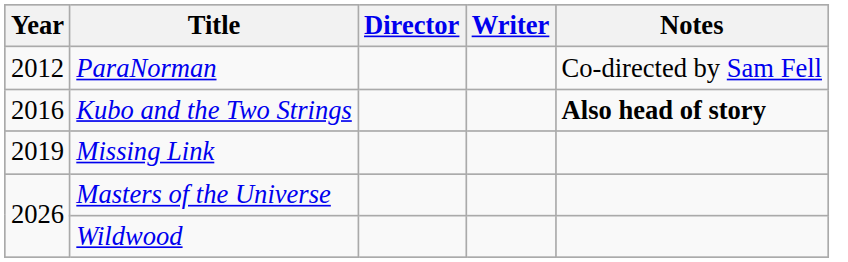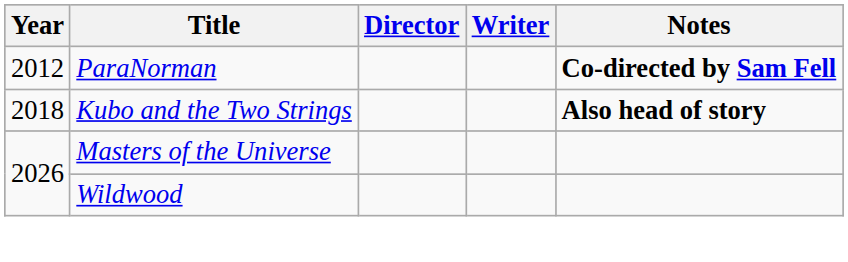(692, 67) normal -> (699, 67) bold
(38, 109) 2016 -> (38, 109) 2018
- row: (145, 151)
